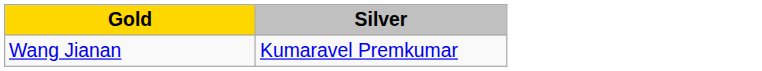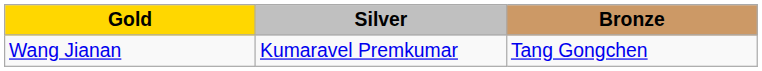+ column: (632, 19)
